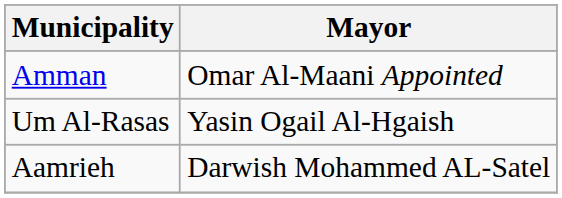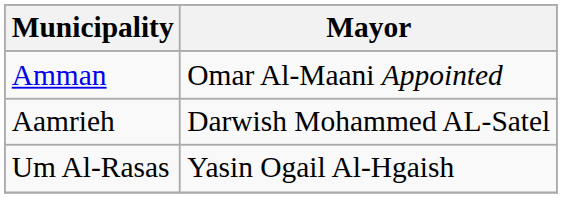rows swapped: (91, 121) <-> (63, 167)
